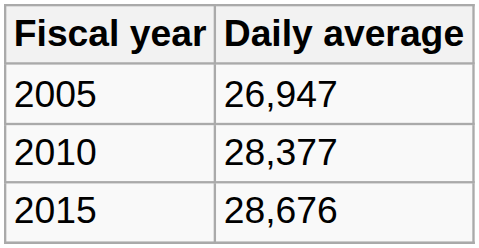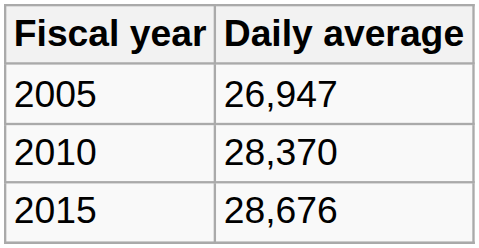(281, 152) 28,377 -> (281, 152) 28,370
